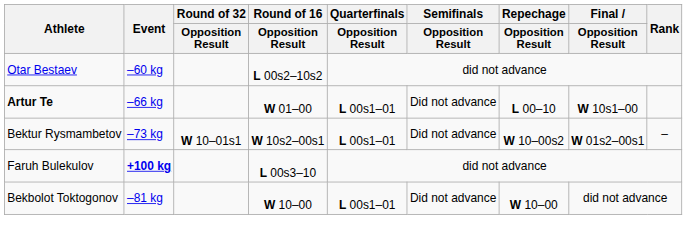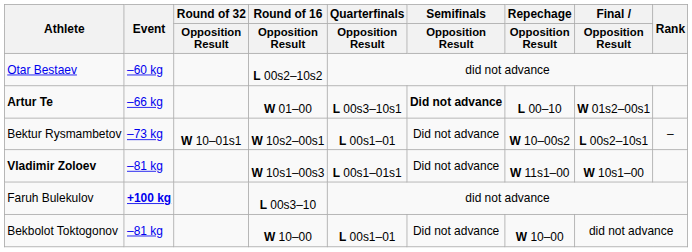(367, 109) L 00s1–01 -> (367, 109) L 00s3–10s1
(453, 102) normal -> (456, 102) bold
(608, 109) W 10s1–00 -> (614, 109) W 01s2–00s1
(608, 141) W 01s2–00s1 -> (614, 141) L 00s2–10s1
+ row: (52, 167)
